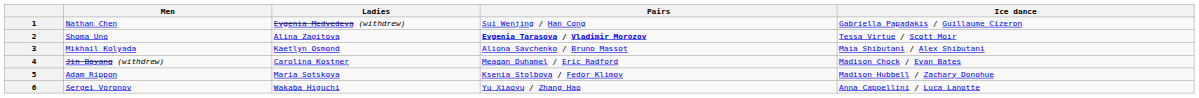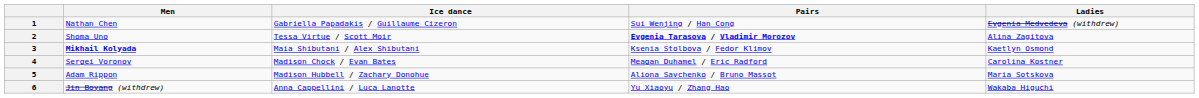columns swapped: (376, 11) <-> (1016, 11)
(101, 49) normal -> (101, 49) bold
(555, 49) Aliona Savchenko / Bruno Massot -> (701, 49) Ksenia Stolbova / Fedor Klimov
(115, 62) Jin Boyang (withdrew) -> (99, 62) Sergei Voronov
(553, 74) Ksenia Stolbova / Fedor Klimov -> (704, 74) Aliona Savchenko / Bruno Massot
(99, 87) Sergei Voronov -> (115, 87) Jin Boyang (withdrew)
